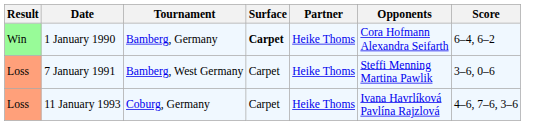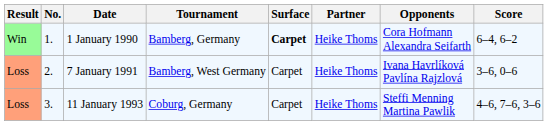+ column: (53, 13)
(396, 71) Steffi Menning Martina Pawlik -> (423, 71) Ivana Havrlíková Pavlína Rajzlová
(401, 103) Ivana Havrlíková Pavlína Rajzlová -> (419, 103) Steffi Menning Martina Pawlik
